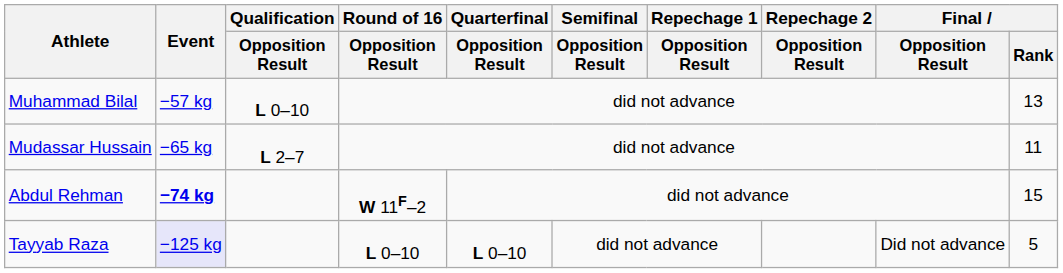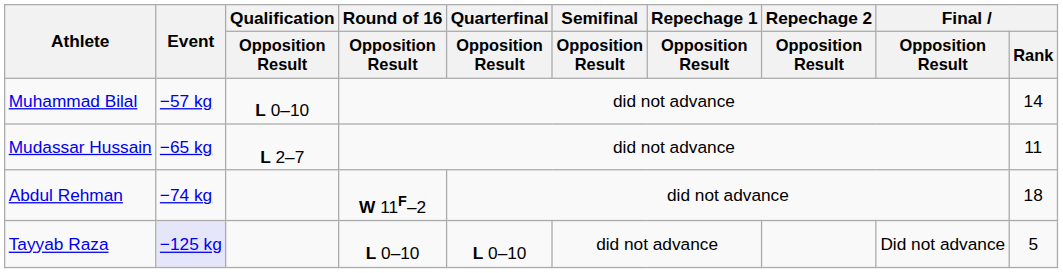(1033, 101) 13 -> (1033, 101) 14
(187, 195) bold -> (186, 195) normal
(1033, 195) 15 -> (1033, 195) 18
